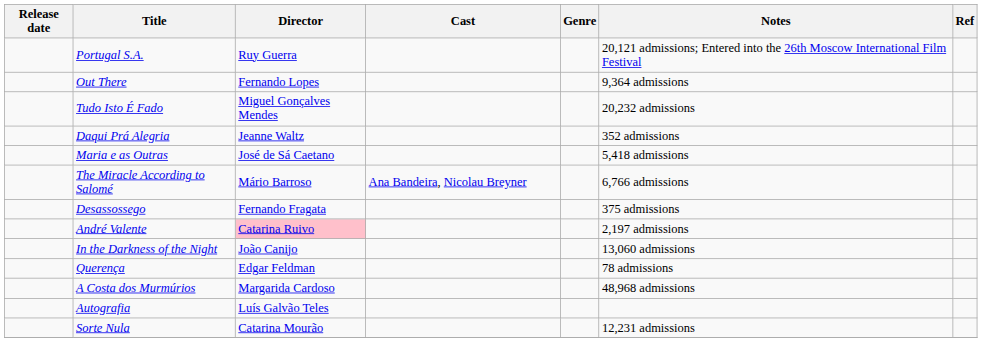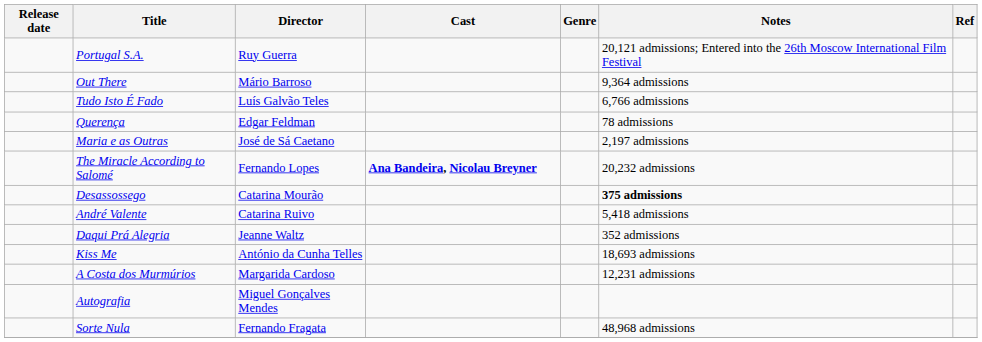(279, 82) Fernando Lopes -> (275, 82) Mário Barroso
(284, 108) Miguel Gonçalves Mendes -> (283, 101) Luís Galvão Teles
(648, 108) 20,232 admissions -> (645, 101) 6,766 admissions
rows swapped: (123, 135) <-> (100, 268)
(645, 155) 5,418 admissions -> (645, 141) 2,197 admissions
(275, 182) Mário Barroso -> (279, 168) Fernando Lopes
(448, 182) normal -> (453, 168) bold
(645, 182) 6,766 admissions -> (648, 168) 20,232 admissions
(282, 209) Fernando Fragata -> (281, 195) Catarina Mourão
(641, 209) normal -> (642, 195) bold
(276, 228) pink background -> (276, 214) no background
(645, 228) 2,197 admissions -> (645, 214) 5,418 admissions
- row: (147, 248)
+ row: (96, 254)
(648, 288) 48,968 admissions -> (648, 274) 12,231 admissions
(283, 308) Luís Galvão Teles -> (284, 301) Miguel Gonçalves Mendes
(281, 327) Catarina Mourão -> (282, 327) Fernando Fragata
(648, 327) 12,231 admissions -> (648, 327) 48,968 admissions
